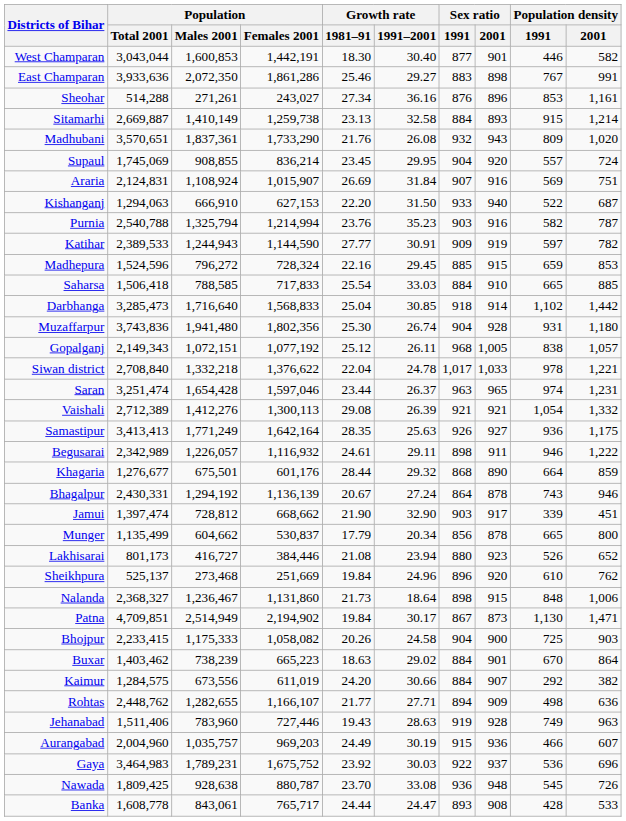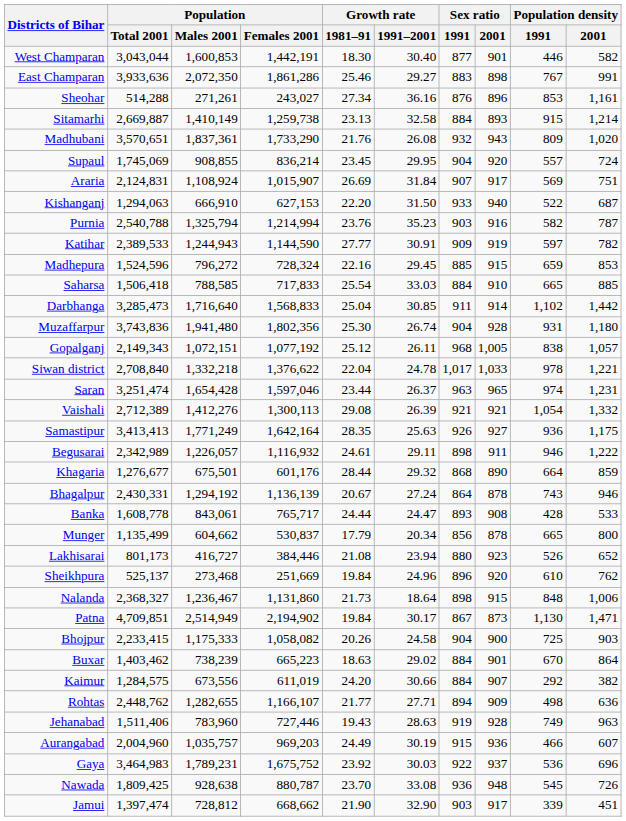(498, 181) 916 -> (498, 181) 917
(462, 306) 918 -> (462, 306) 911
rows swapped: (88, 805) <-> (89, 514)
